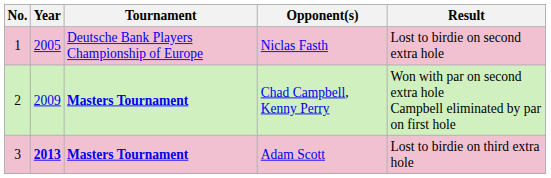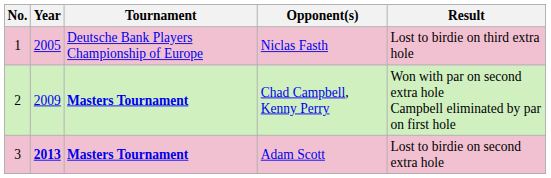(456, 46) Lost to birdie on second extra hole -> (465, 46) Lost to birdie on third extra hole
(465, 154) Lost to birdie on third extra hole -> (456, 154) Lost to birdie on second extra hole
